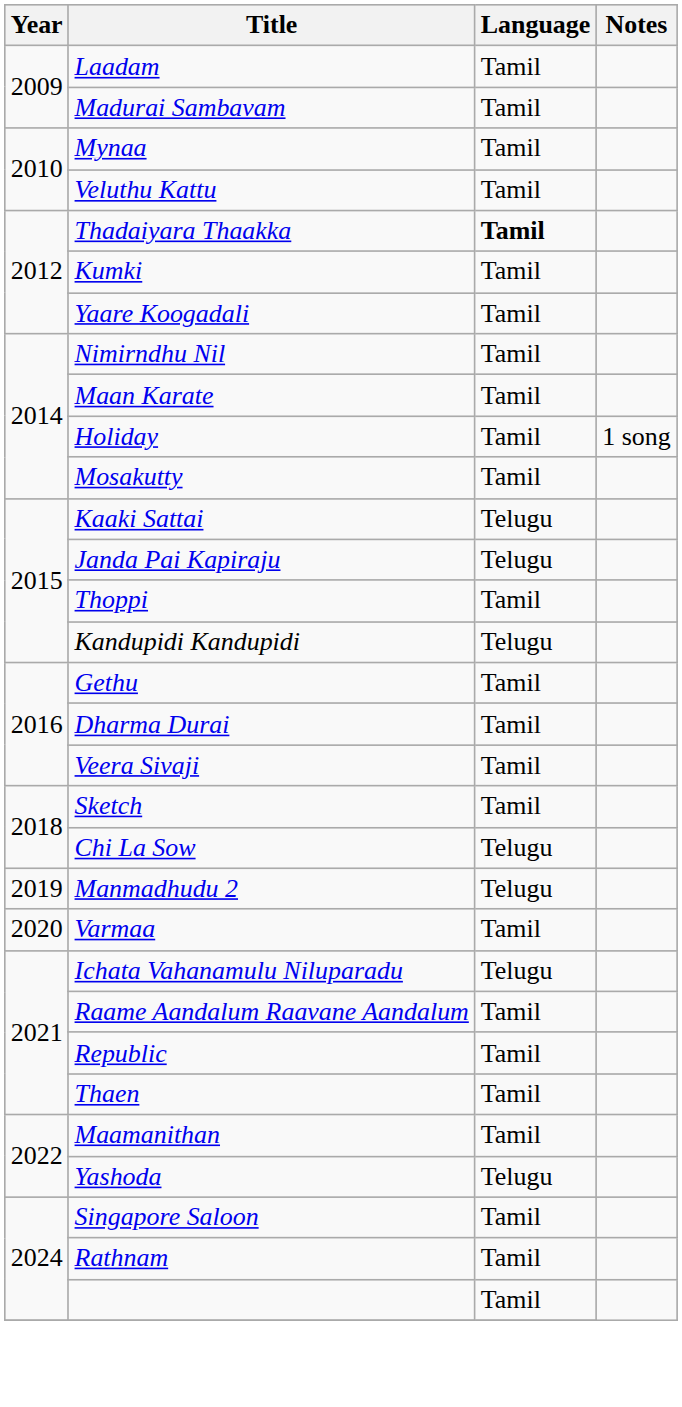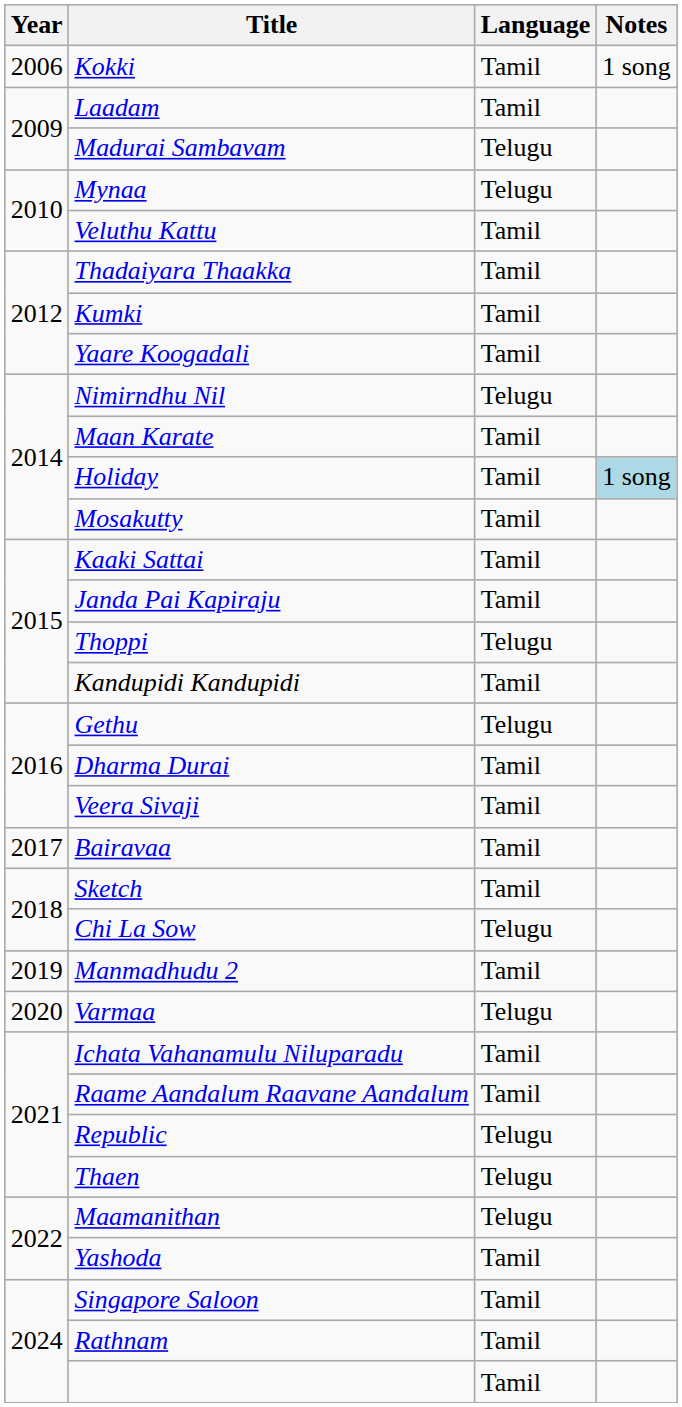+ row: (37, 66)
(511, 107) Tamil -> (517, 148) Telugu
(511, 148) Tamil -> (517, 189) Telugu
(513, 230) bold -> (511, 271) normal
(511, 353) Tamil -> (517, 395) Telugu
(636, 436) no background -> (636, 477) lightblue background
(517, 518) Telugu -> (511, 559) Tamil
(517, 559) Telugu -> (511, 600) Tamil
(511, 600) Tamil -> (517, 641) Telugu
(517, 641) Telugu -> (511, 682) Tamil
(511, 682) Tamil -> (517, 723) Telugu
+ row: (37, 847)
(517, 888) Telugu -> (511, 970) Tamil
(511, 929) Tamil -> (517, 1011) Telugu
(517, 970) Telugu -> (511, 1052) Tamil
(511, 1052) Tamil -> (517, 1134) Telugu
(511, 1093) Tamil -> (517, 1176) Telugu
(511, 1134) Tamil -> (517, 1217) Telugu
(517, 1176) Telugu -> (511, 1258) Tamil
